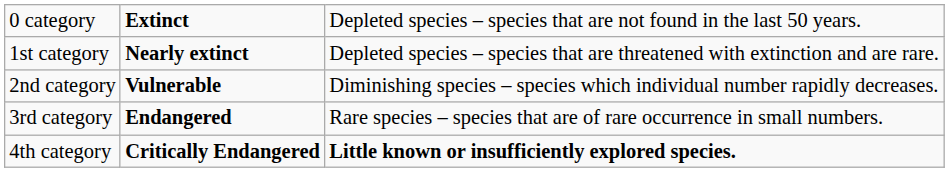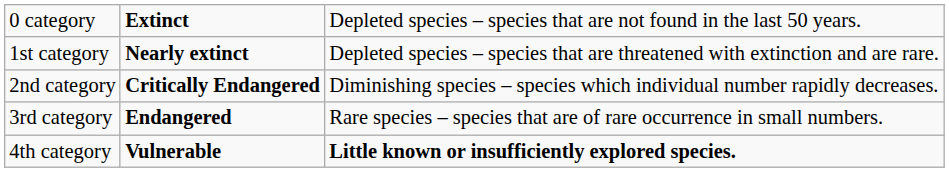(173, 85) Vulnerable -> (223, 85) Critically Endangered
(223, 150) Critically Endangered -> (173, 150) Vulnerable
